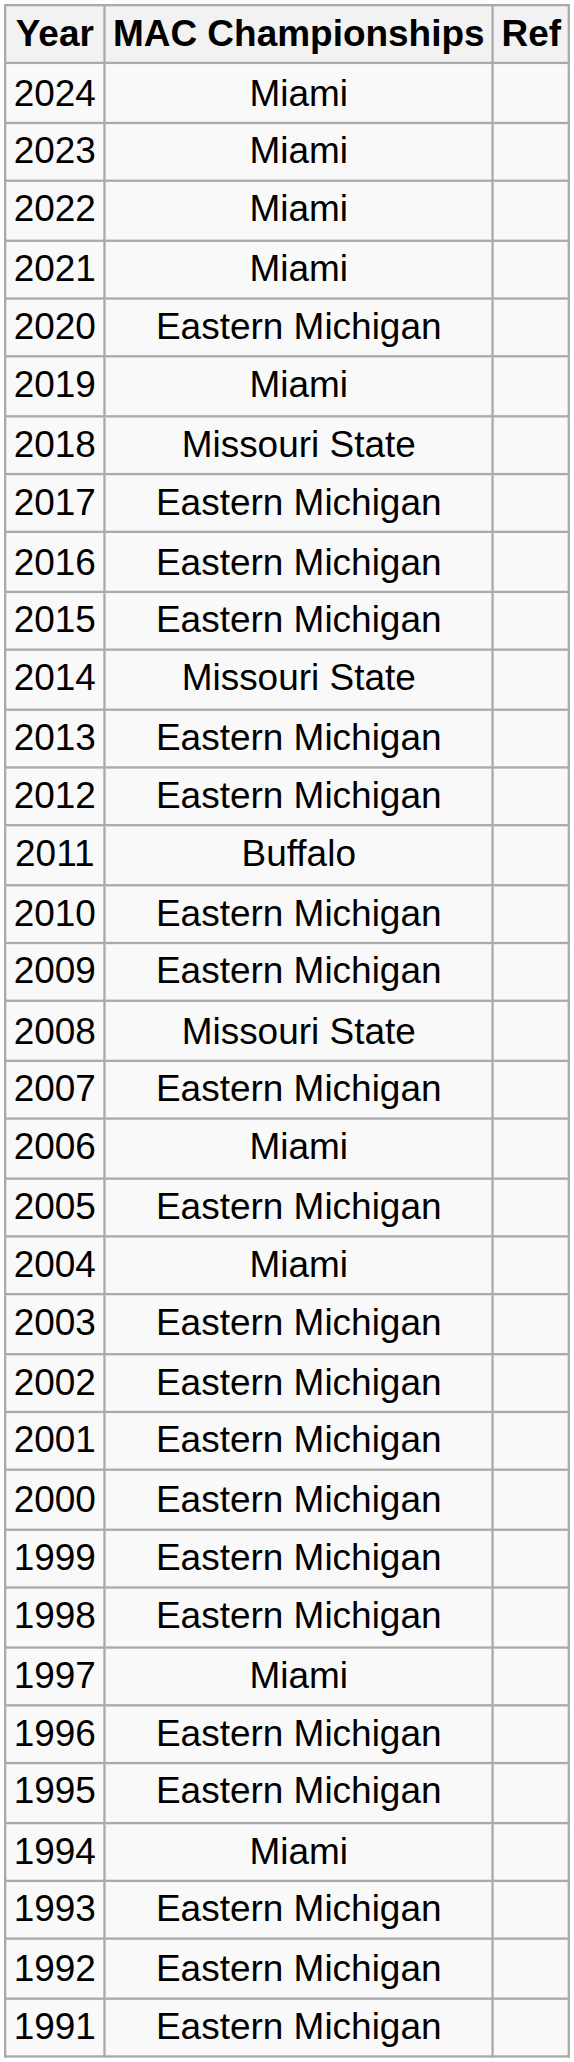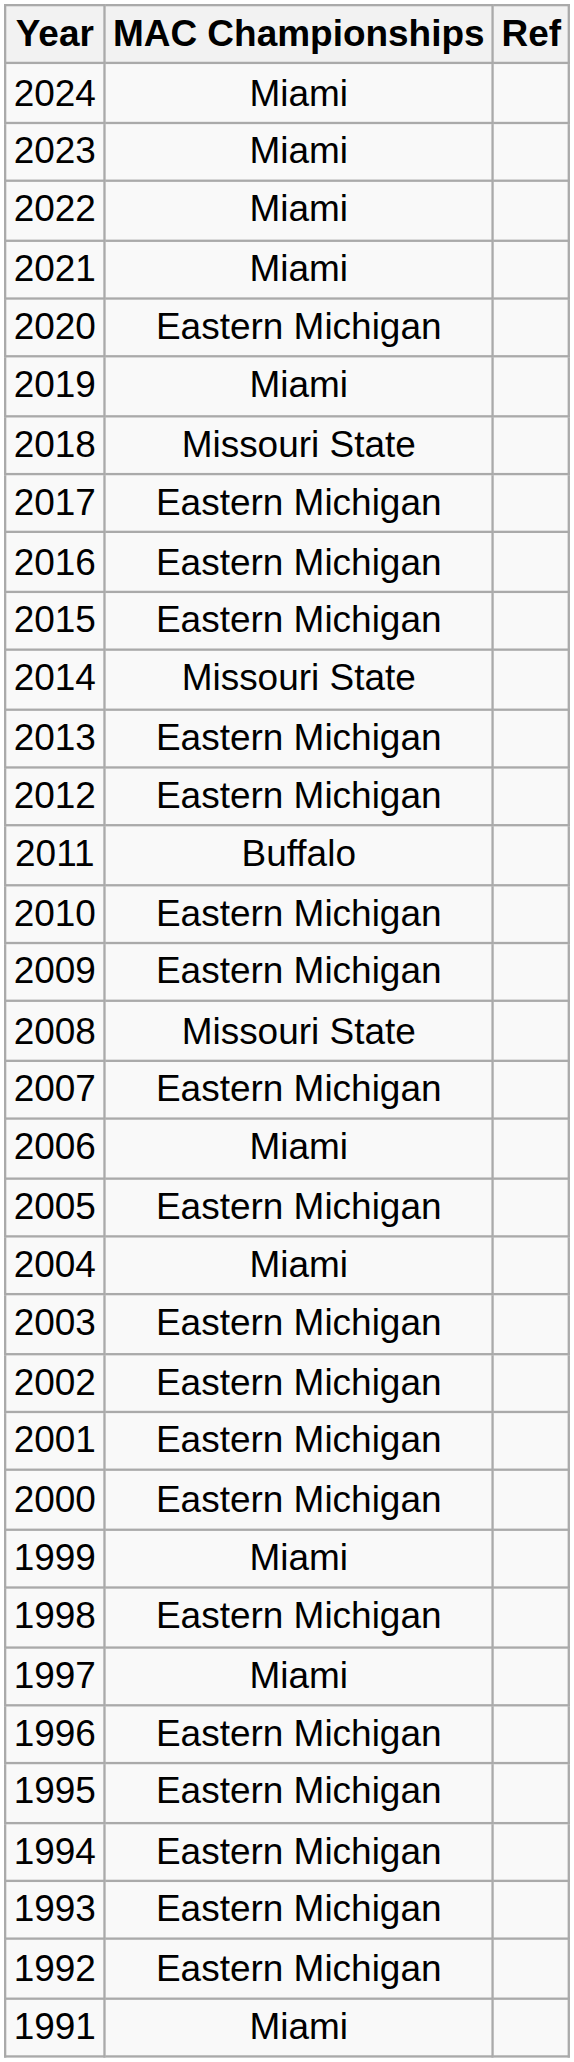(299, 1557) Eastern Michigan -> (299, 1557) Miami
(299, 1850) Miami -> (299, 1850) Eastern Michigan
(299, 2026) Eastern Michigan -> (299, 2026) Miami
